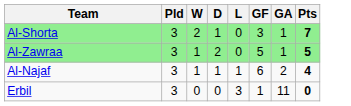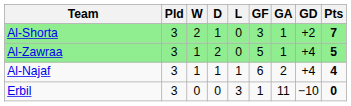+ column: (308, 14)
